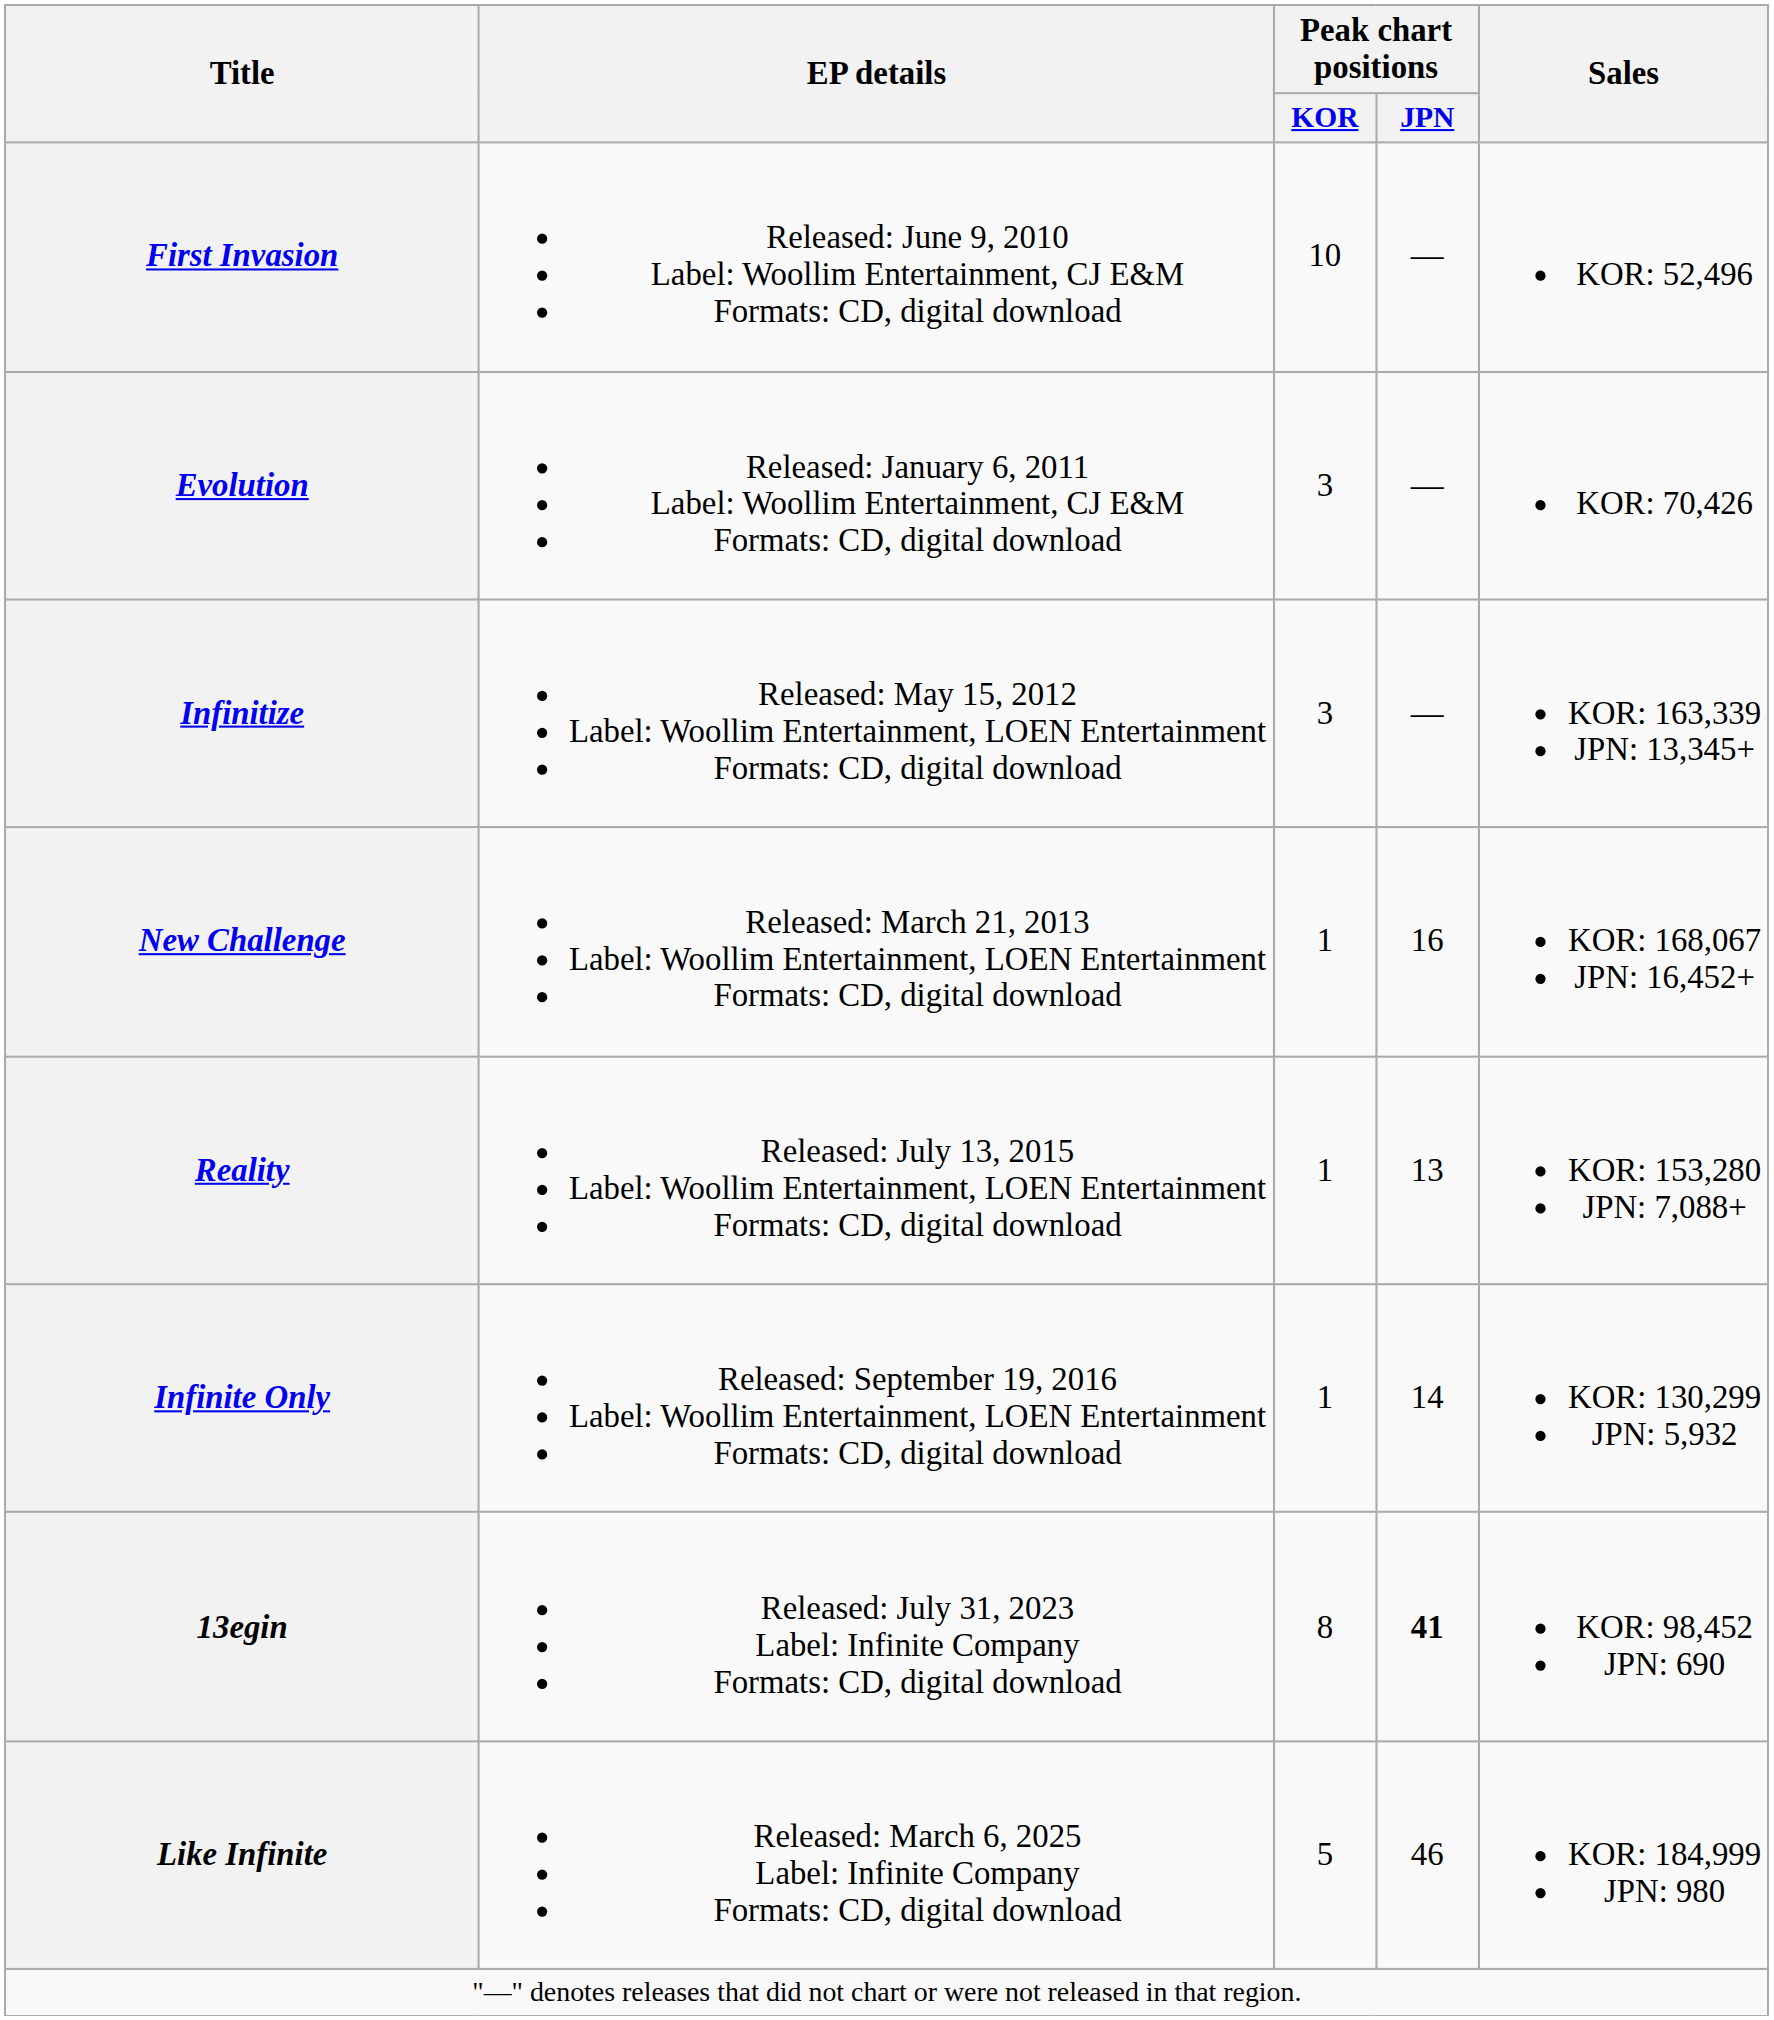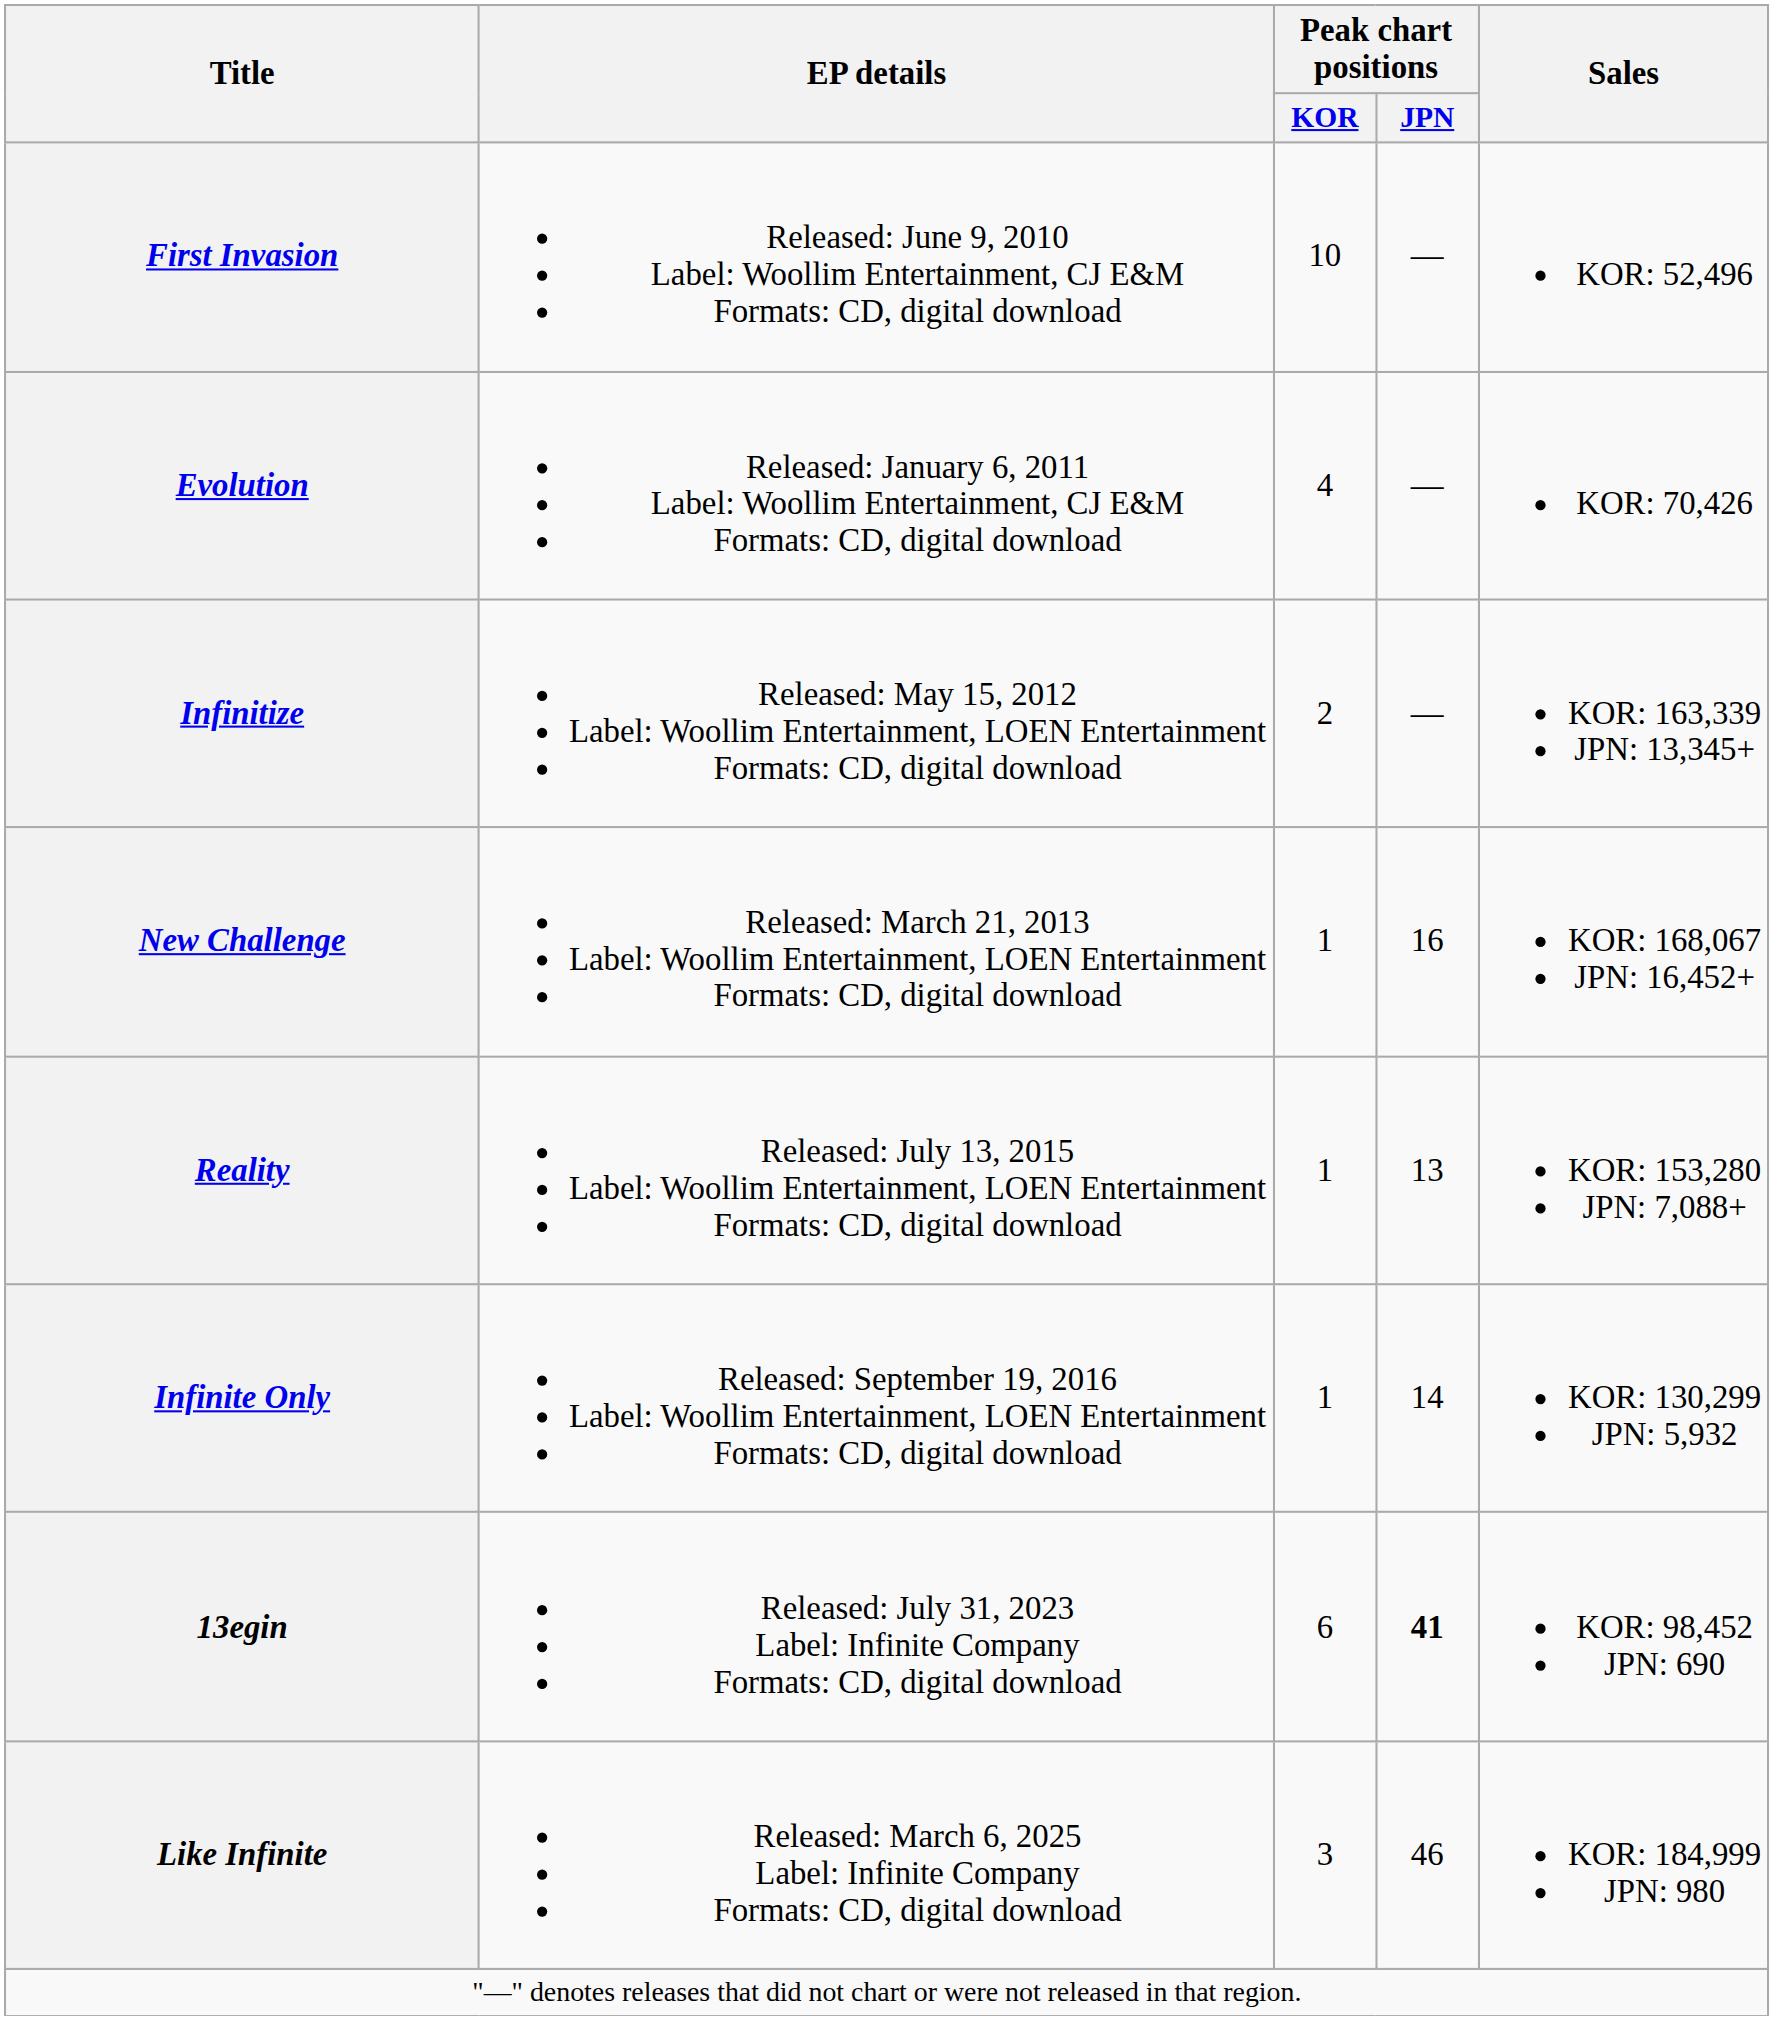(1325, 484) 3 -> (1325, 484) 4
(1325, 712) 3 -> (1325, 712) 2
(1325, 1626) 8 -> (1325, 1626) 6
(1325, 1854) 5 -> (1325, 1854) 3
